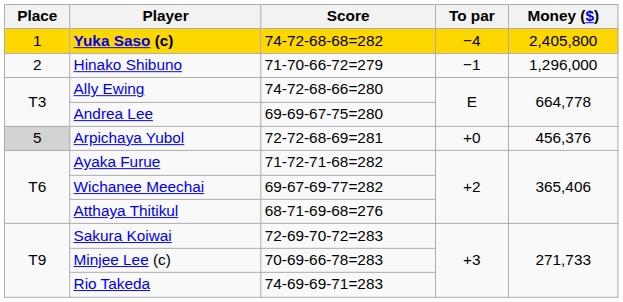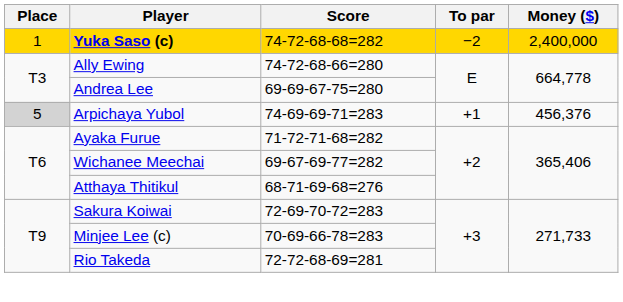(472, 41) −4 -> (472, 41) −2
(563, 41) 2,405,800 -> (563, 41) 2,400,000
- row: (128, 65)
(324, 138) 72-72-68-69=281 -> (324, 114) 74-69-69-71=283
(472, 138) +0 -> (472, 114) +1
(324, 284) 74-69-69-71=283 -> (324, 260) 72-72-68-69=281
